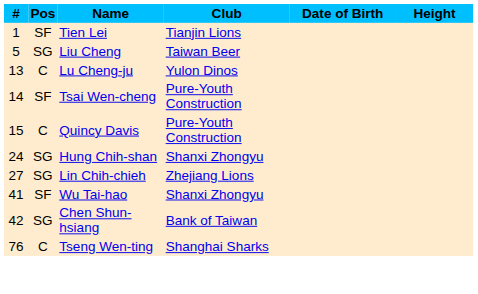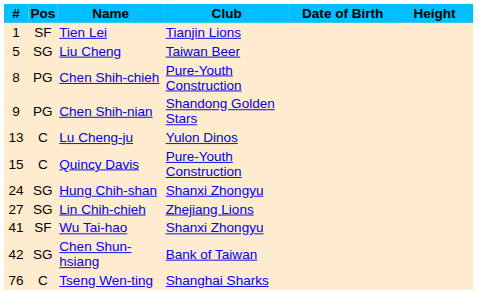+ row: (109, 77)
+ row: (106, 111)
- row: (108, 96)
